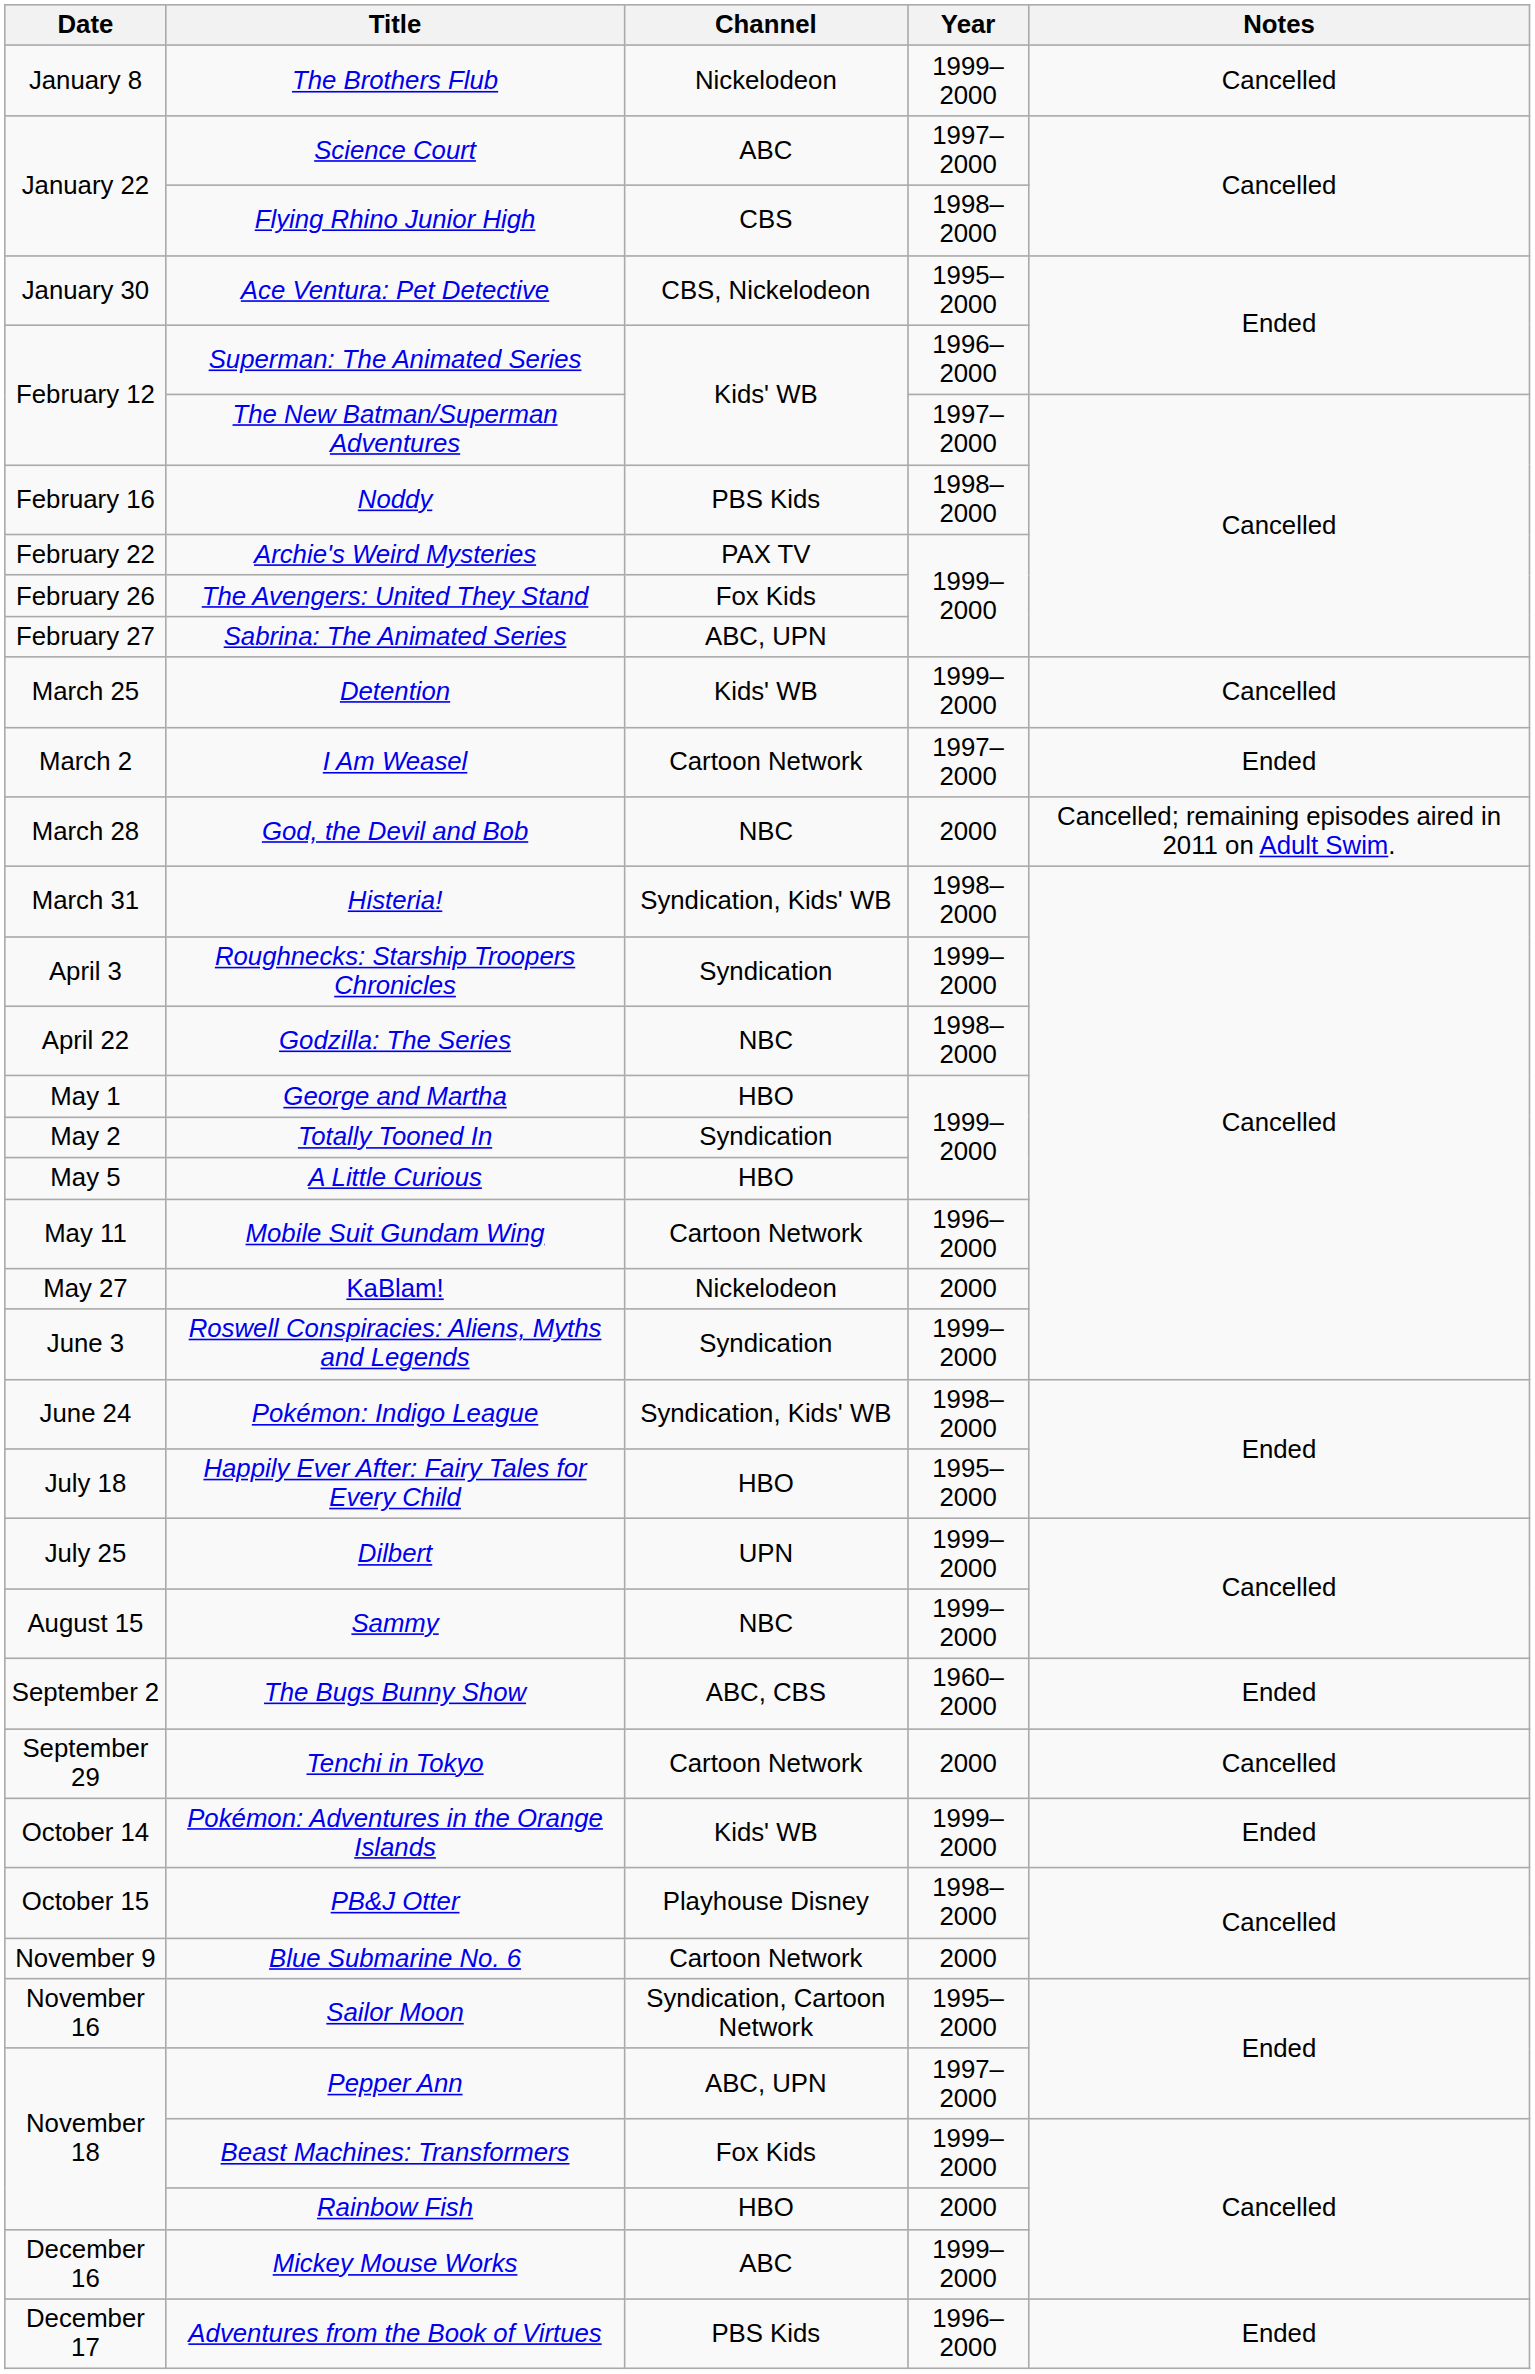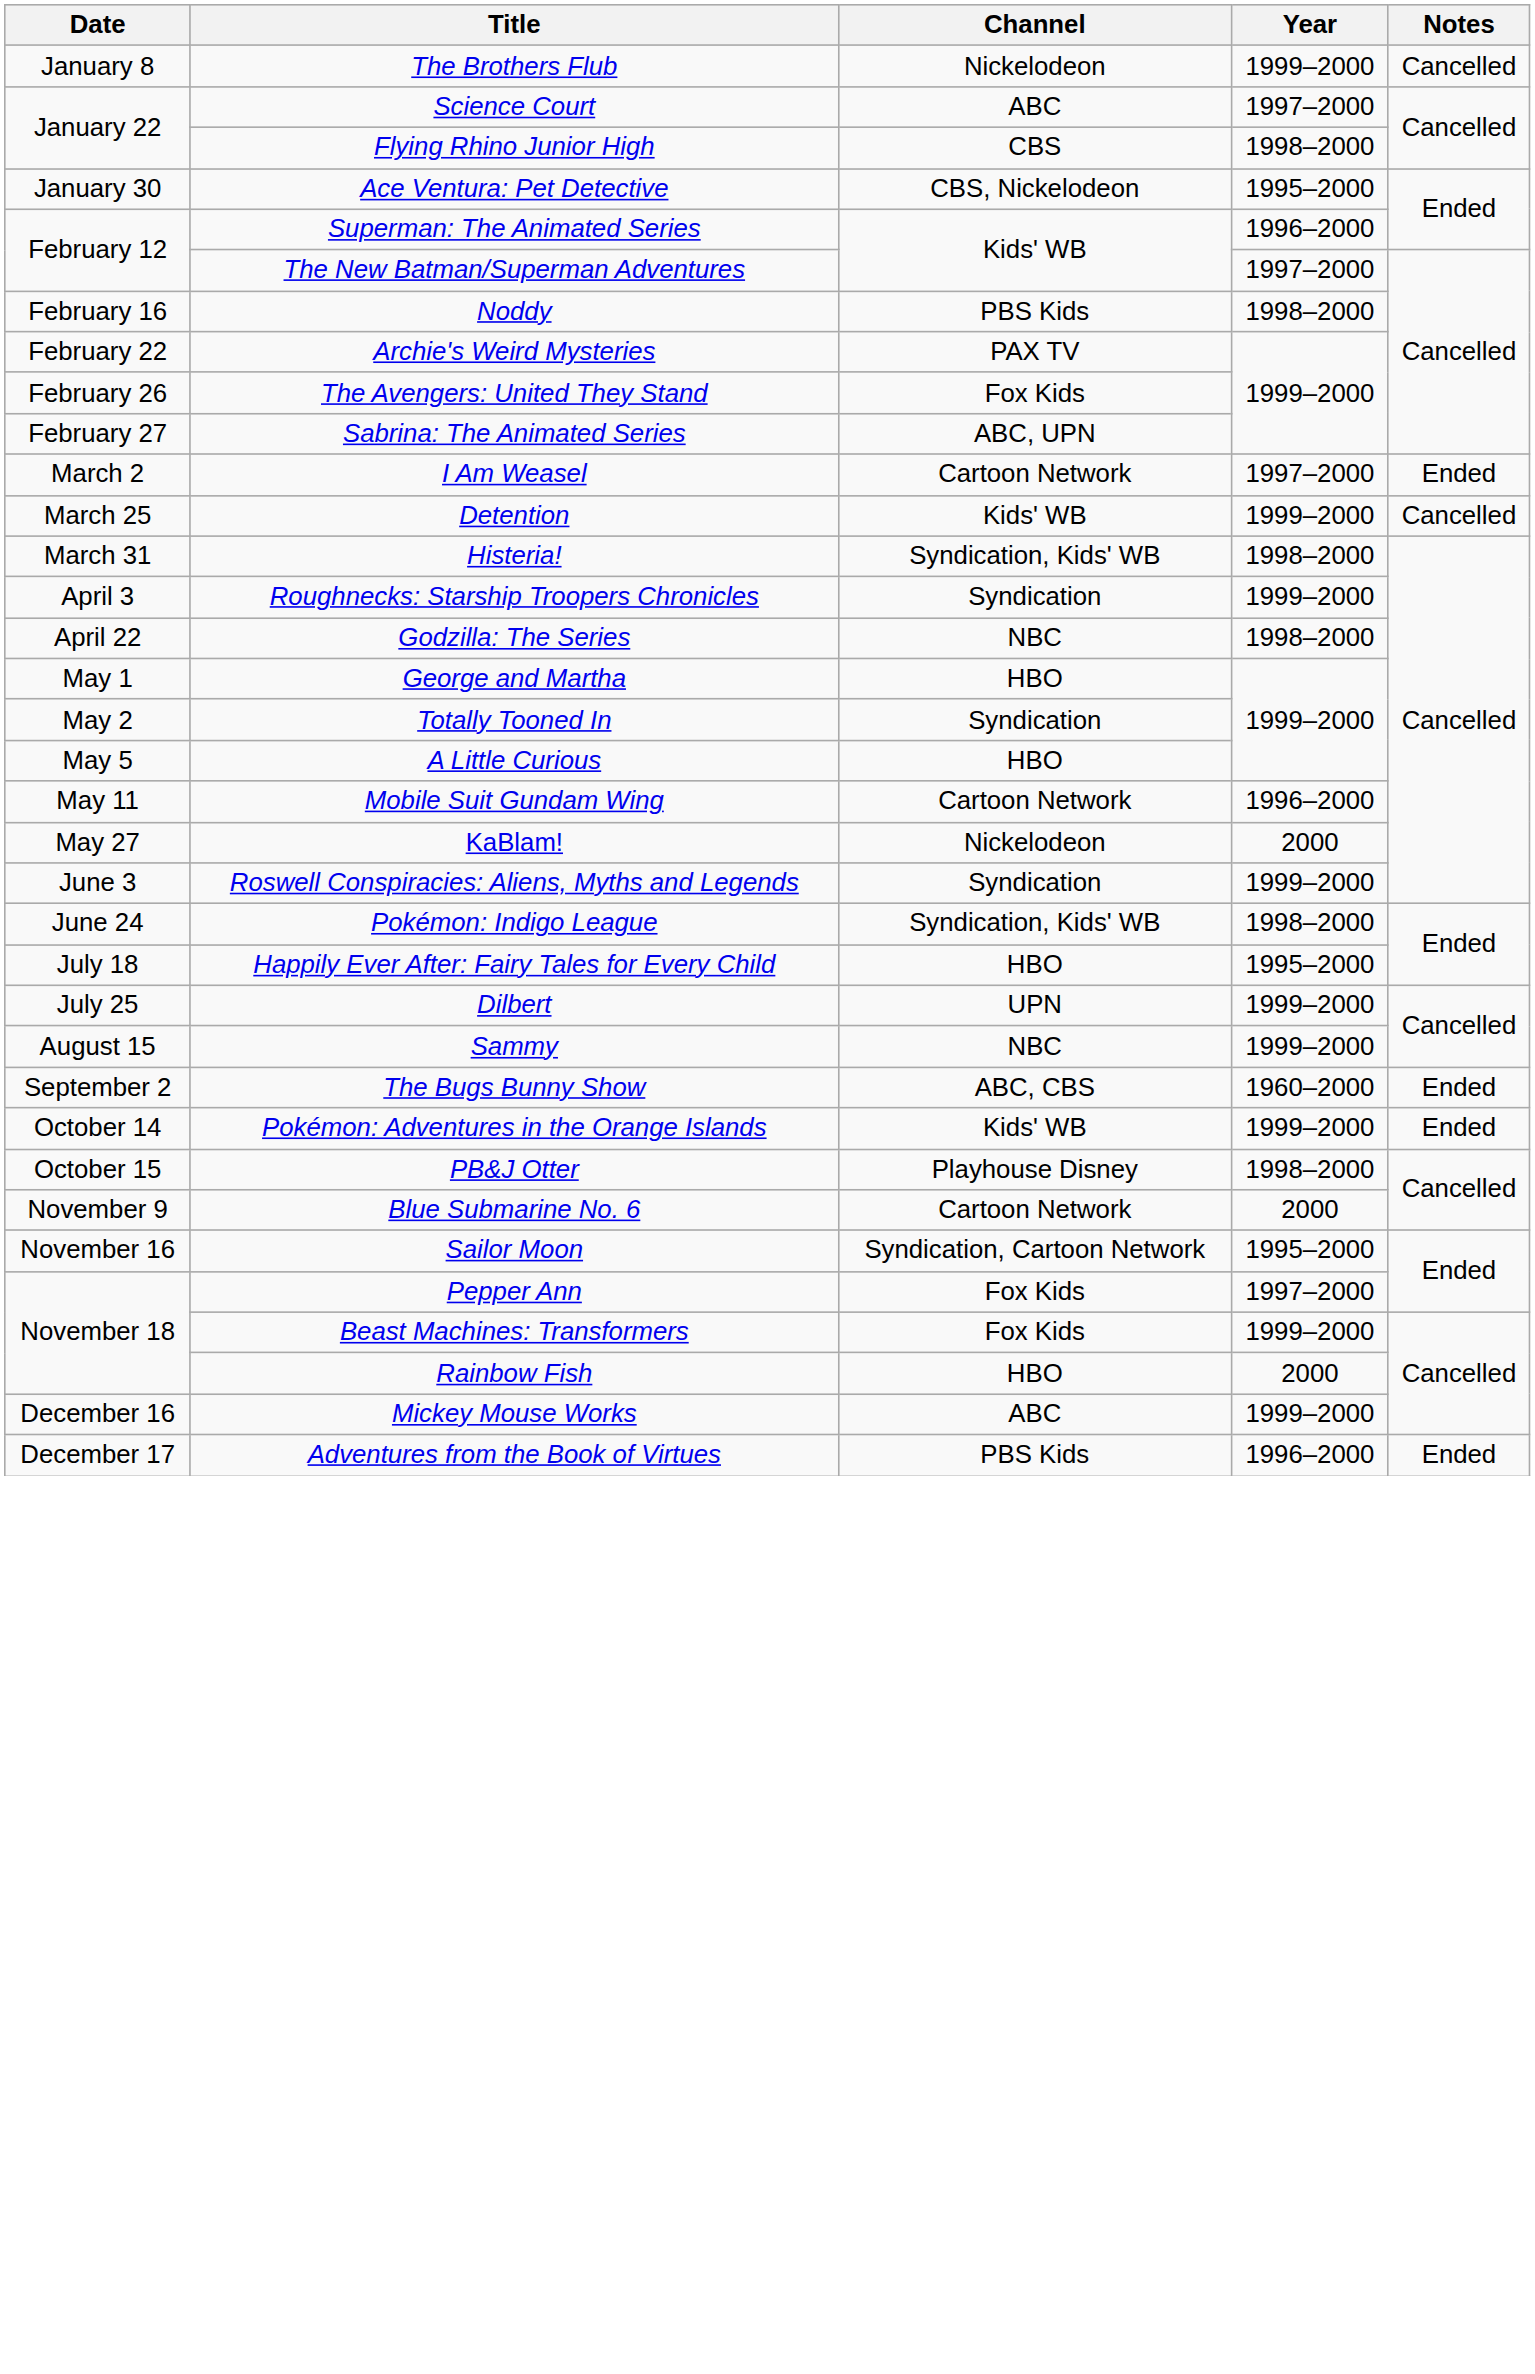rows swapped: (395, 761) <-> (395, 691)
- row: (395, 831)
- row: (395, 1762)
(766, 2083) ABC, UPN -> (1035, 1291) Fox Kids
